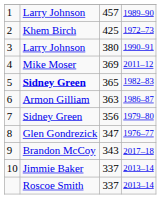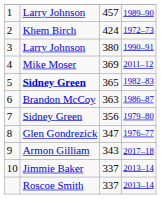(111, 30) 425 -> (111, 30) 424
(56, 99) Armon Gilliam -> (59, 99) Brandon McCoy
(59, 151) Brandon McCoy -> (56, 151) Armon Gilliam
